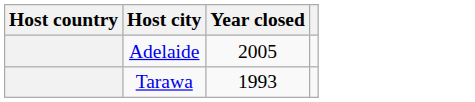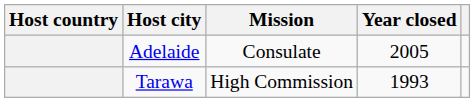+ column: (282, 19)
